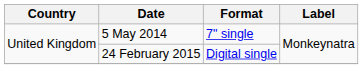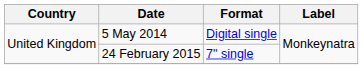(230, 34) 7" single -> (241, 34) Digital single
(241, 53) Digital single -> (230, 53) 7" single
